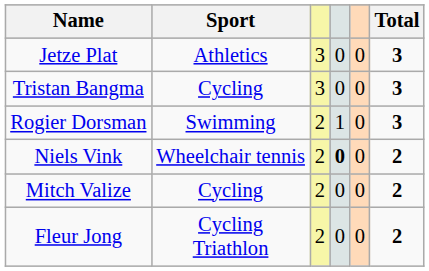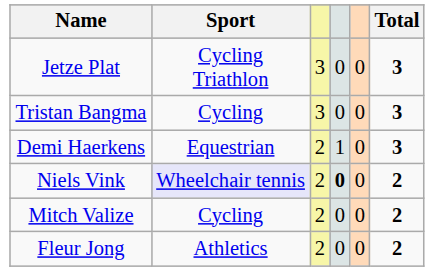(231, 54) Athletics -> (231, 66) Cycling Triathlon
- row: (78, 122)
+ row: (81, 146)
(231, 156) no background -> (231, 180) lavender background
(231, 236) Cycling Triathlon -> (231, 248) Athletics
